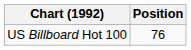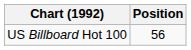(158, 34) 76 -> (158, 34) 56
